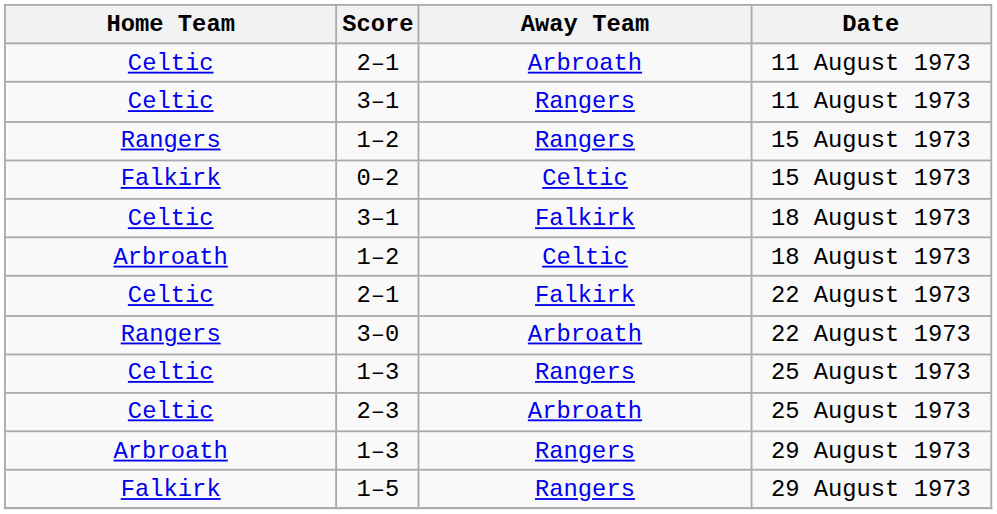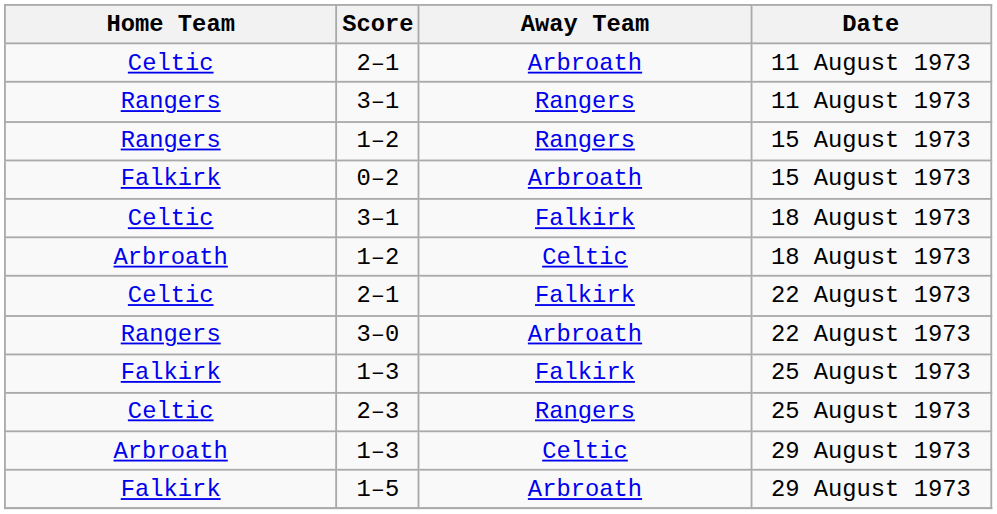(171, 102) Celtic -> (171, 102) Rangers
(585, 179) Celtic -> (585, 179) Arbroath
(171, 373) Celtic -> (171, 373) Falkirk
(585, 373) Rangers -> (585, 373) Falkirk
(585, 412) Arbroath -> (585, 412) Rangers
(585, 451) Rangers -> (585, 451) Celtic
(585, 490) Rangers -> (585, 490) Arbroath
